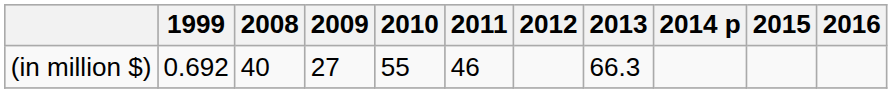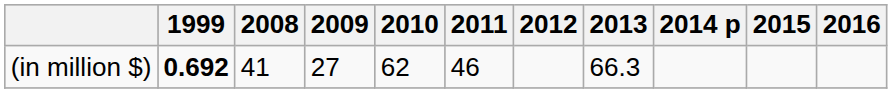(196, 66) normal -> (196, 66) bold
(255, 66) 40 -> (255, 66) 41
(395, 66) 55 -> (395, 66) 62
